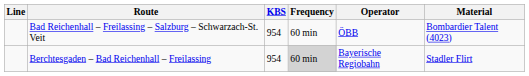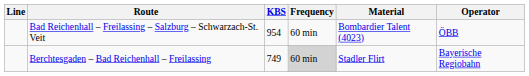columns swapped: (474, 12) <-> (380, 12)
(274, 58) 954 -> (274, 58) 749
